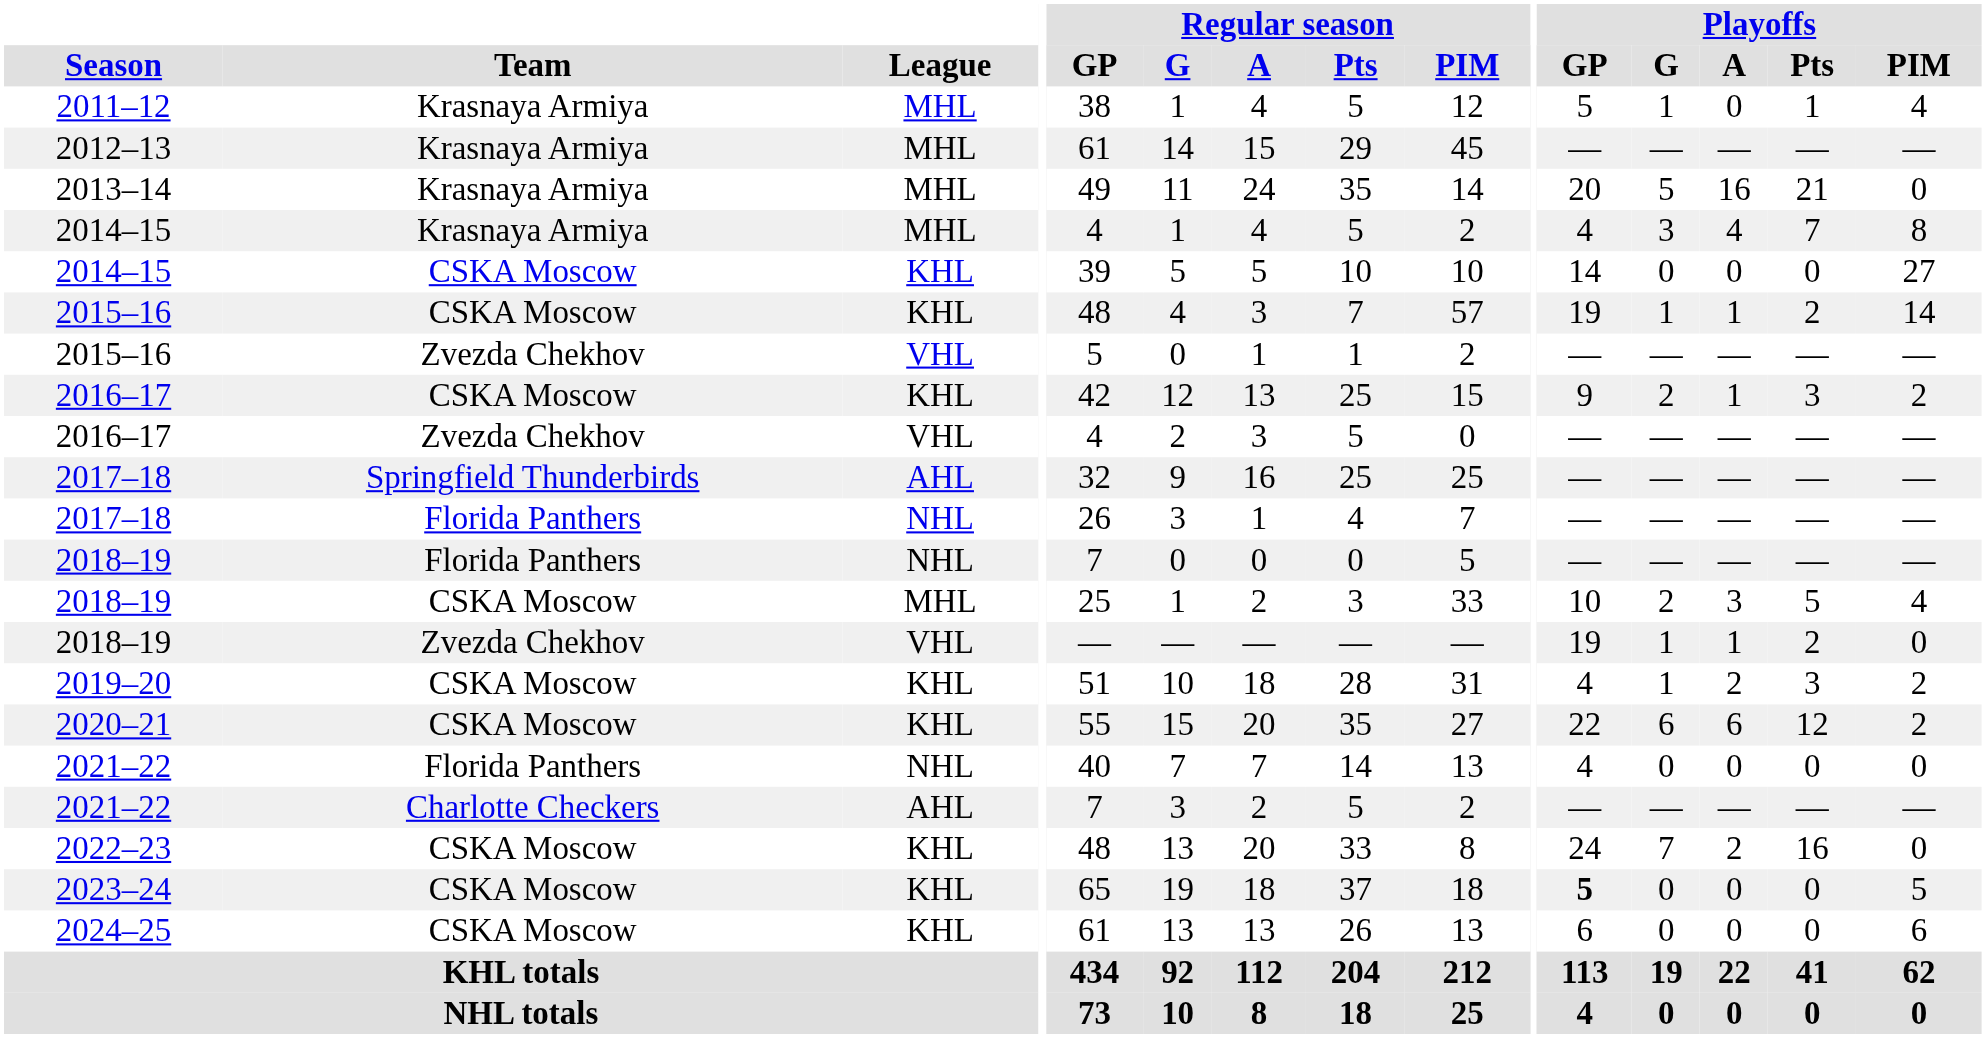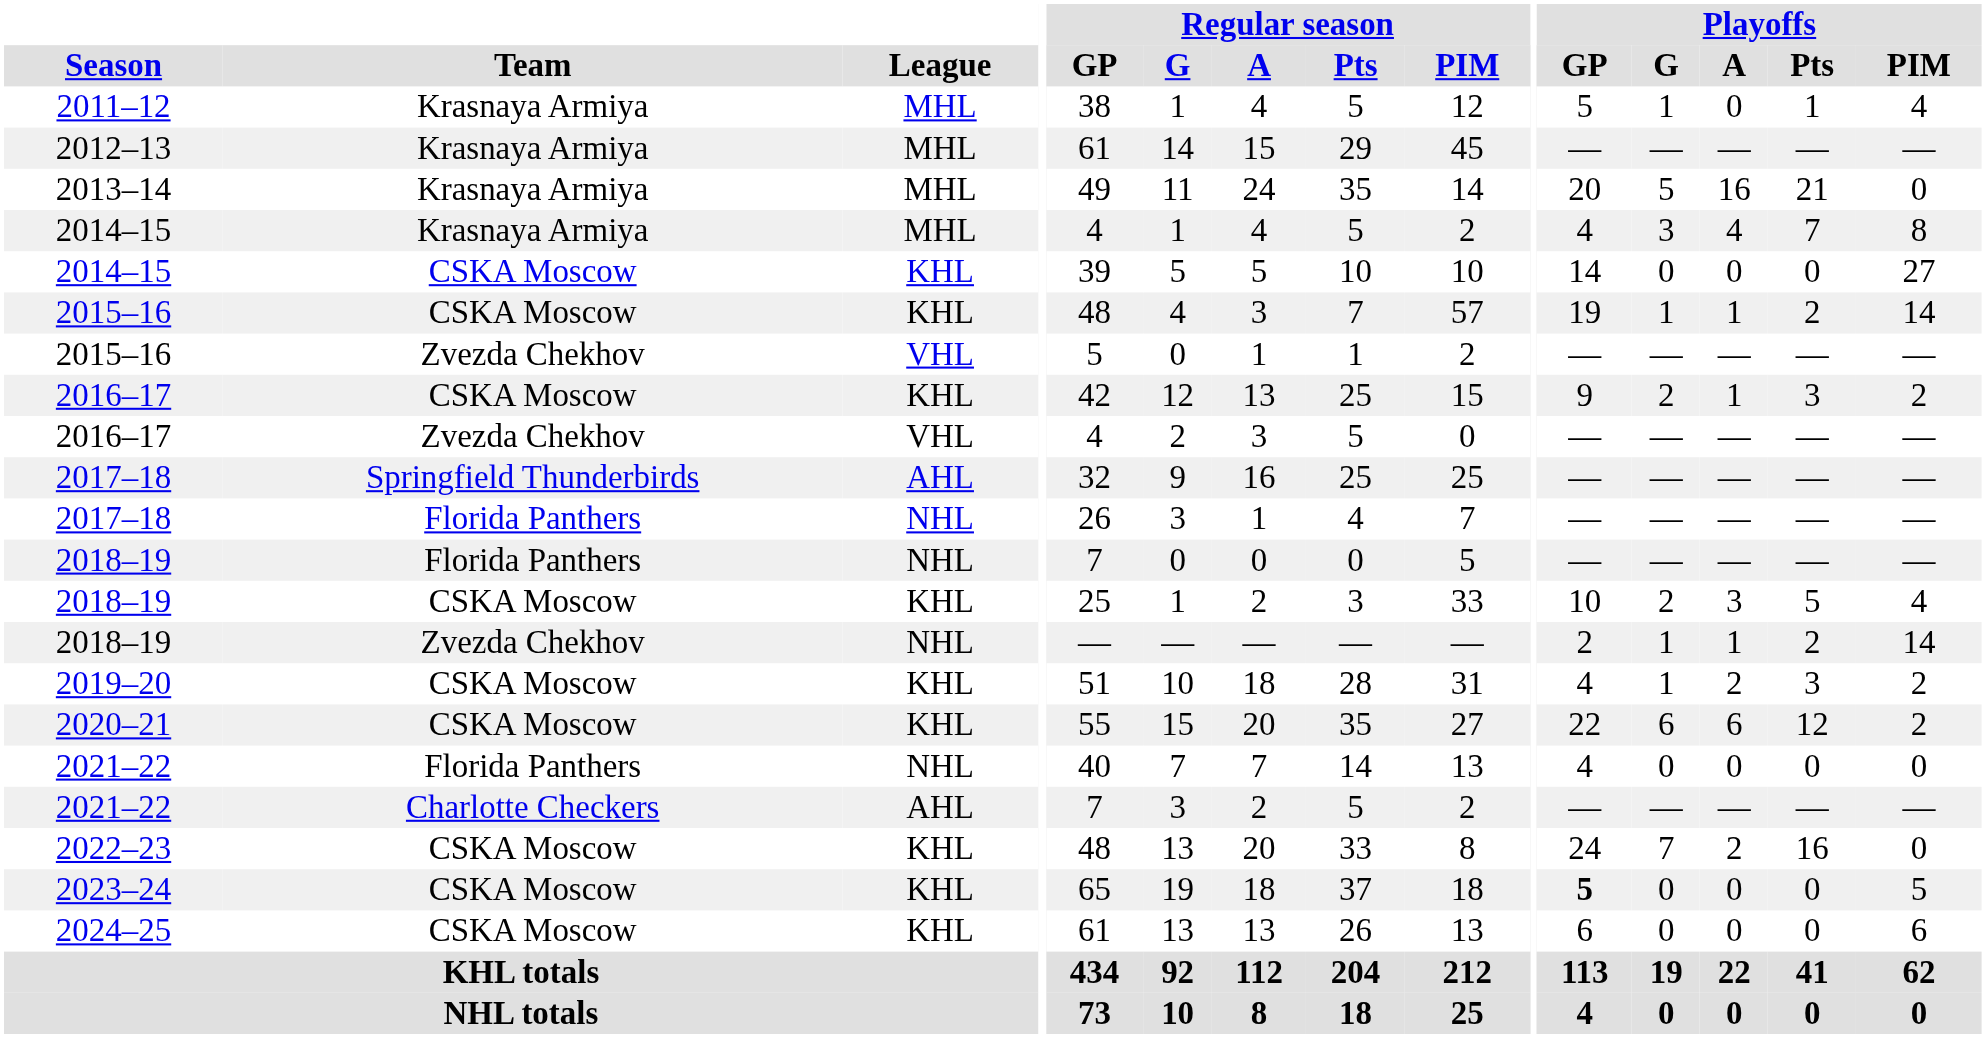(940, 600) MHL -> (940, 600) KHL
(940, 642) VHL -> (940, 642) NHL
(1585, 642) 19 -> (1585, 642) 2
(1919, 642) 0 -> (1919, 642) 14
